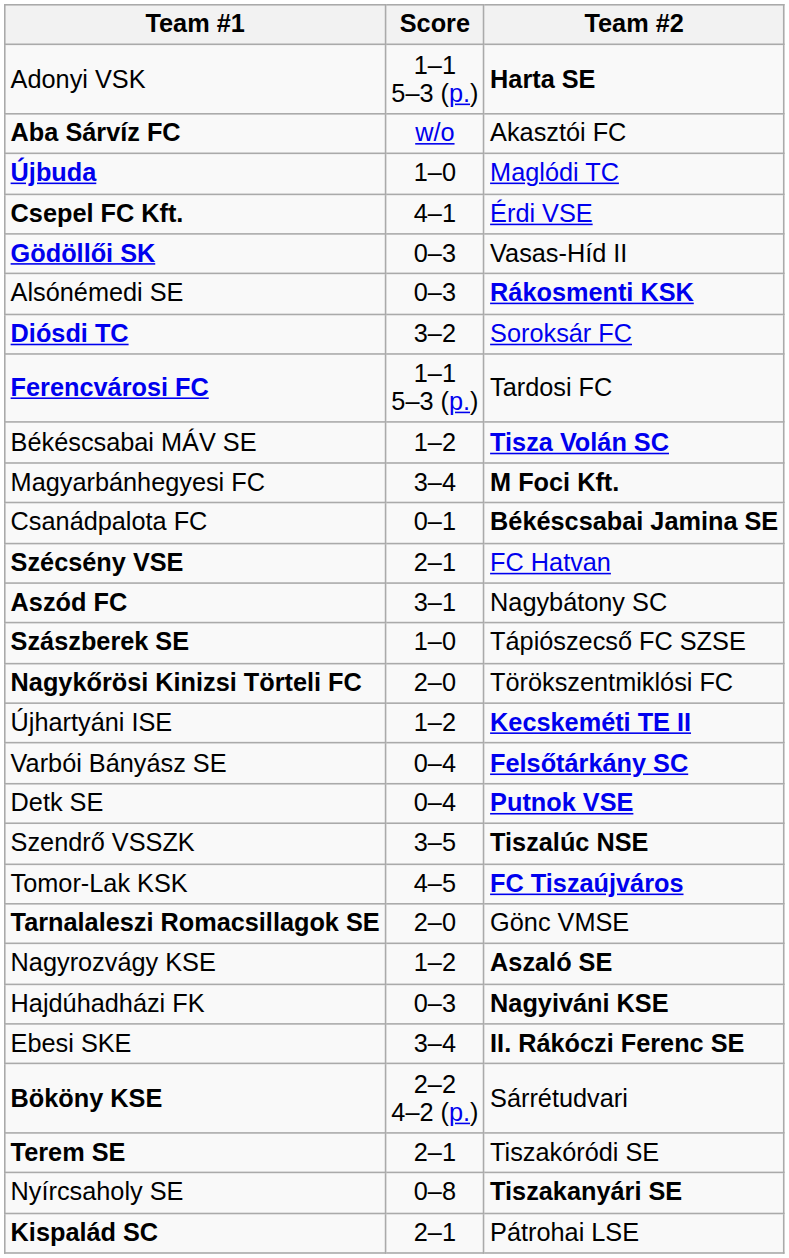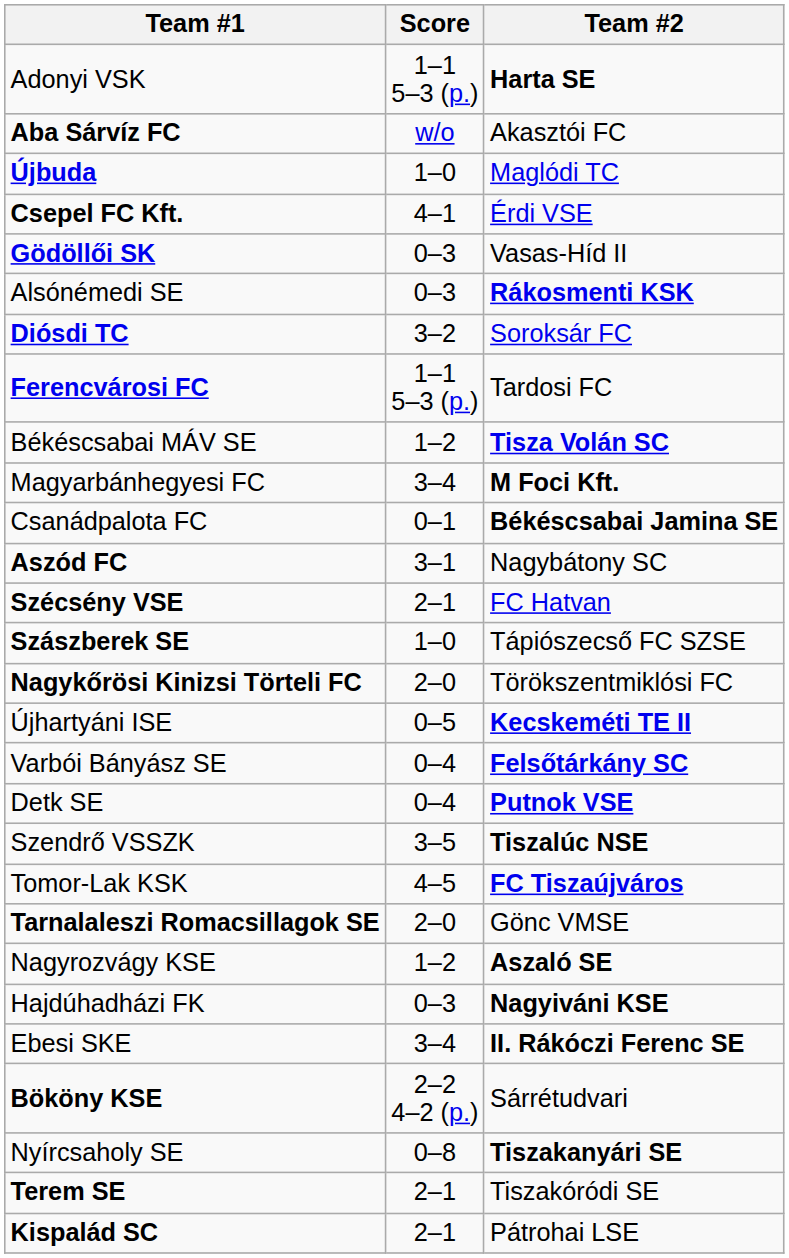rows swapped: (97, 562) <-> (69, 602)
(435, 722) 1–2 -> (435, 722) 0–5
rows swapped: (68, 1152) <-> (97, 1192)
